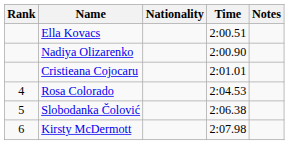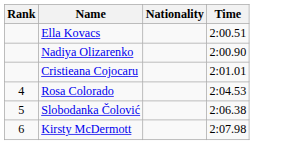- column: (266, 14)
